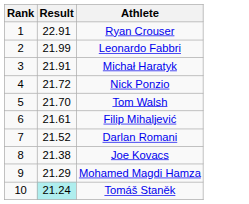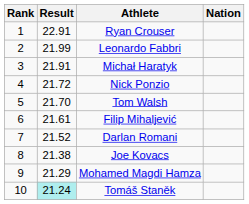+ column: (223, 13)
